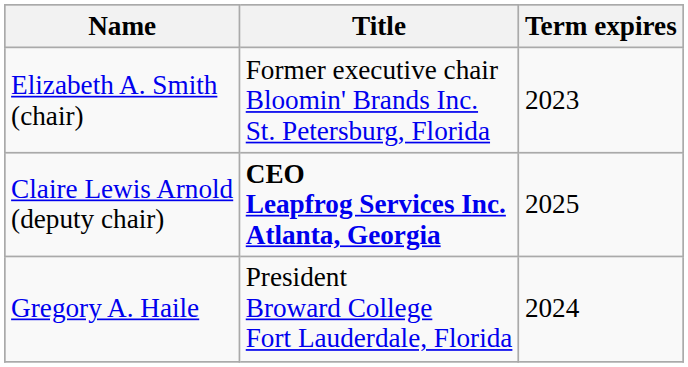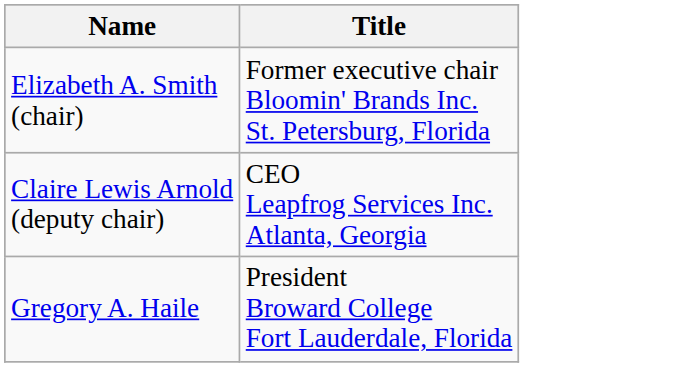- column: (601, 26)
(376, 204) bold -> (369, 204) normal
